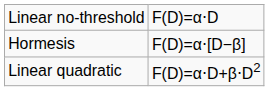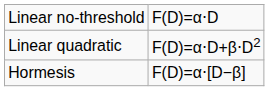rows swapped: (65, 71) <-> (42, 43)
